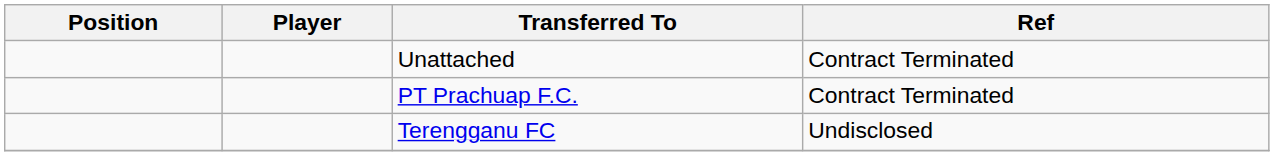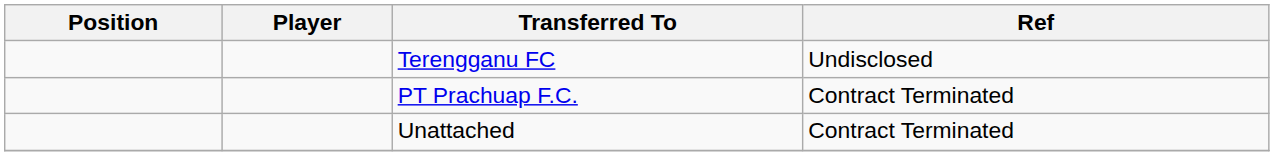rows swapped: (456, 58) <-> (477, 131)
